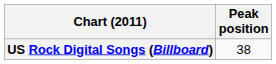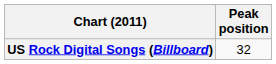(244, 49) 38 -> (244, 49) 32
